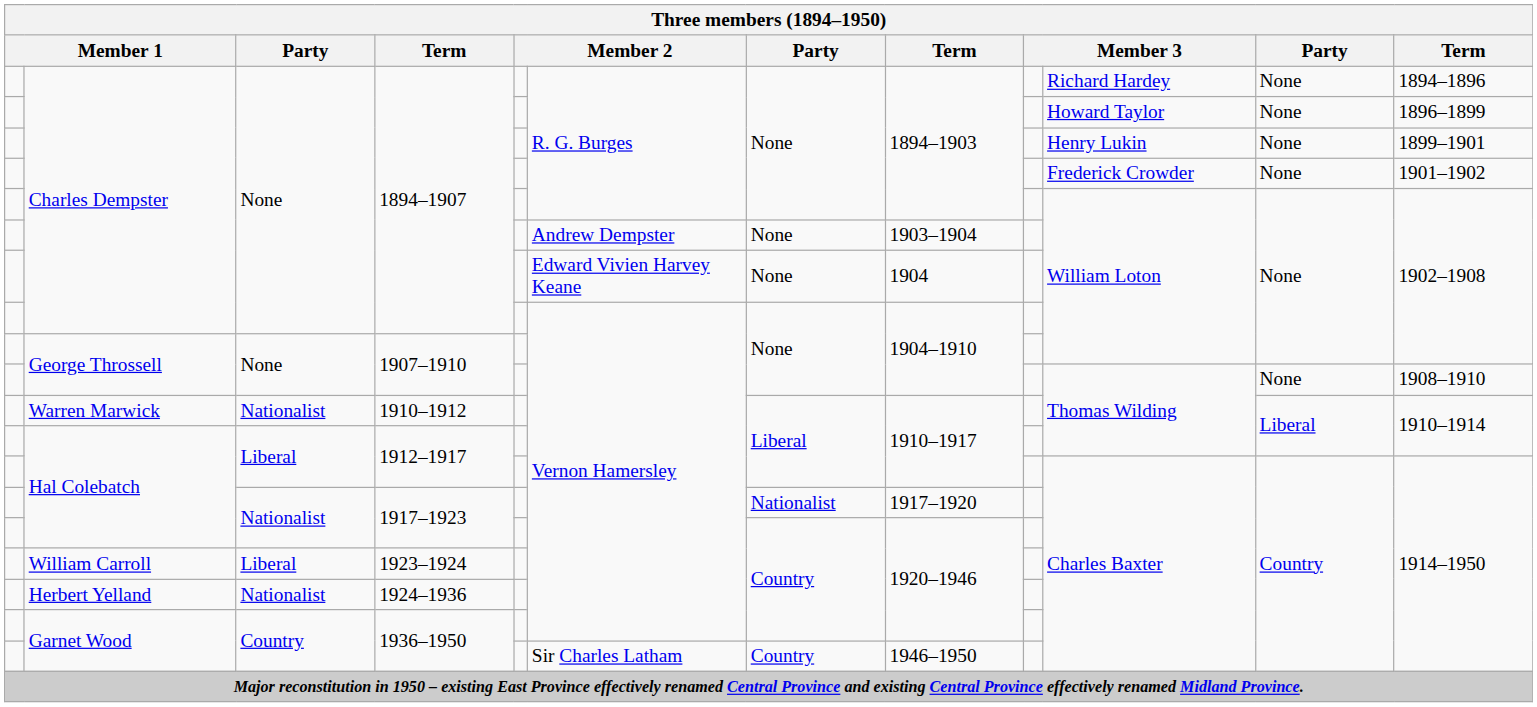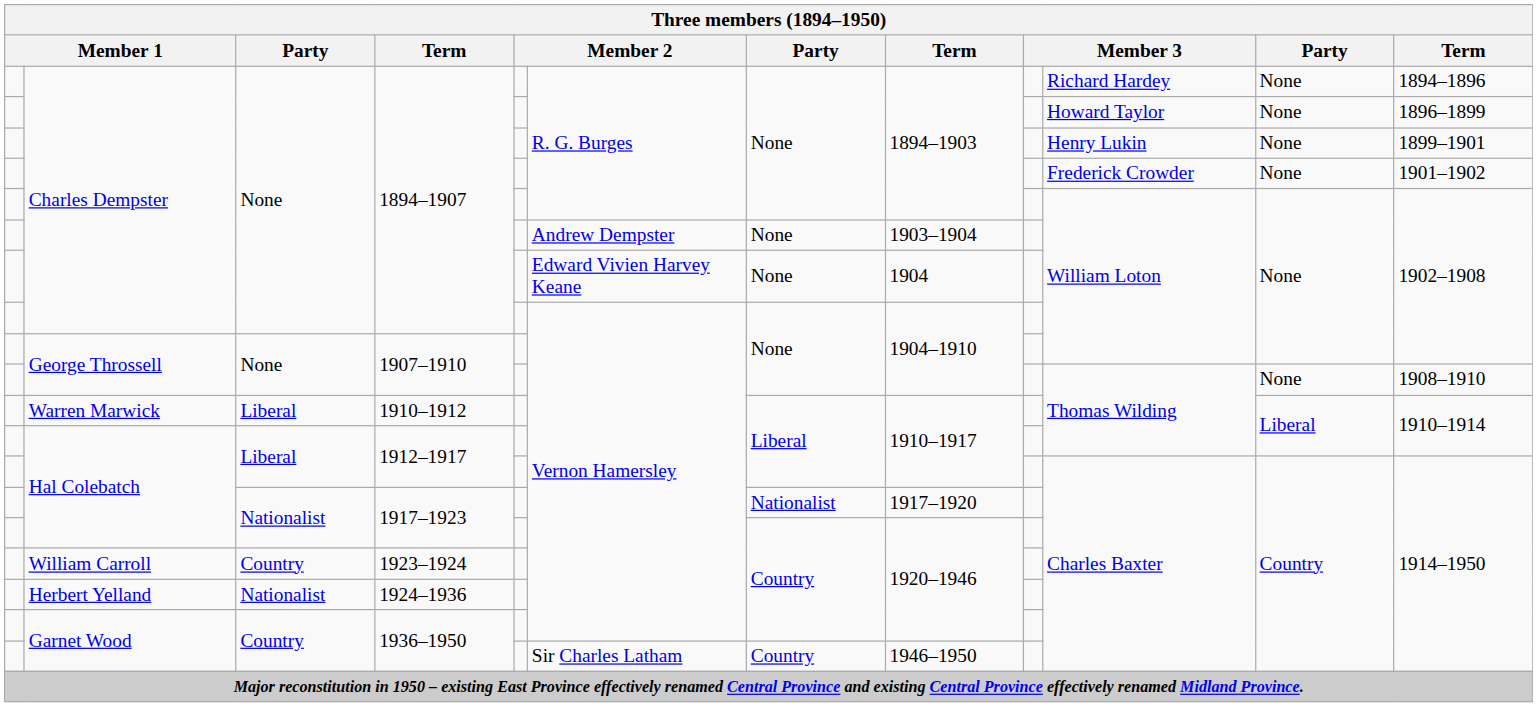(283, 410) Nationalist -> (268, 410) Liberal
(268, 563) Liberal -> (272, 563) Country
